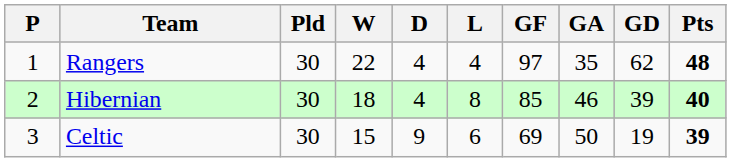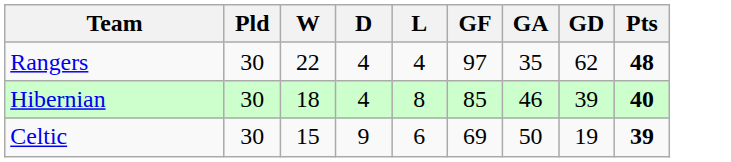- column: (33, 23)
